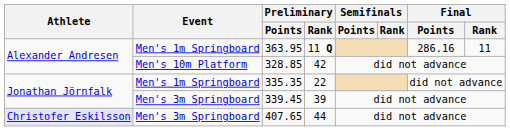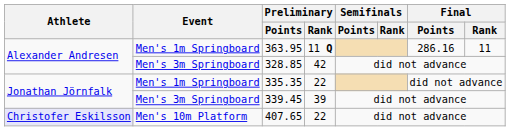(191, 65) Men's 10m Platform -> (198, 65) Men's 3m Springboard
(198, 117) Men's 3m Springboard -> (191, 117) Men's 10m Platform
(320, 117) 44 -> (320, 117) 22
